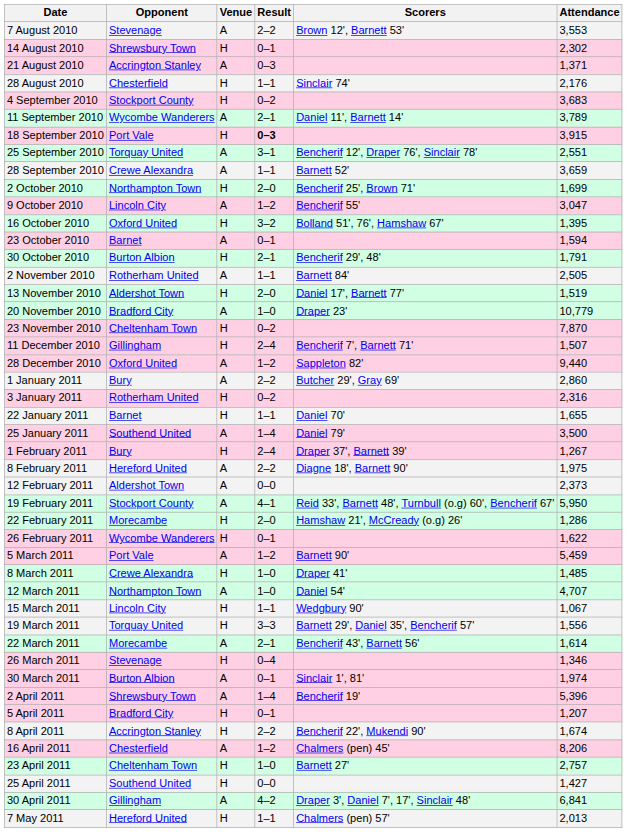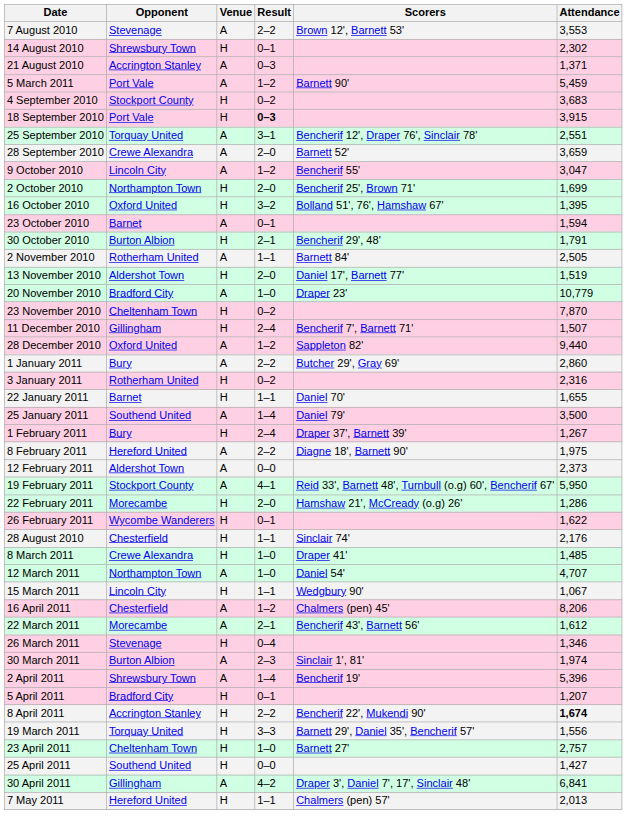rows swapped: (45, 83) <-> (40, 556)
- row: (55, 118)
(267, 170) 1–1 -> (267, 153) 2–0
rows swapped: (45, 188) <-> (45, 205)
rows swapped: (43, 626) <-> (39, 748)
(573, 643) 1,614 -> (573, 626) 1,612
(267, 678) 0–1 -> (267, 661) 2–3
(573, 731) normal -> (573, 713) bold
